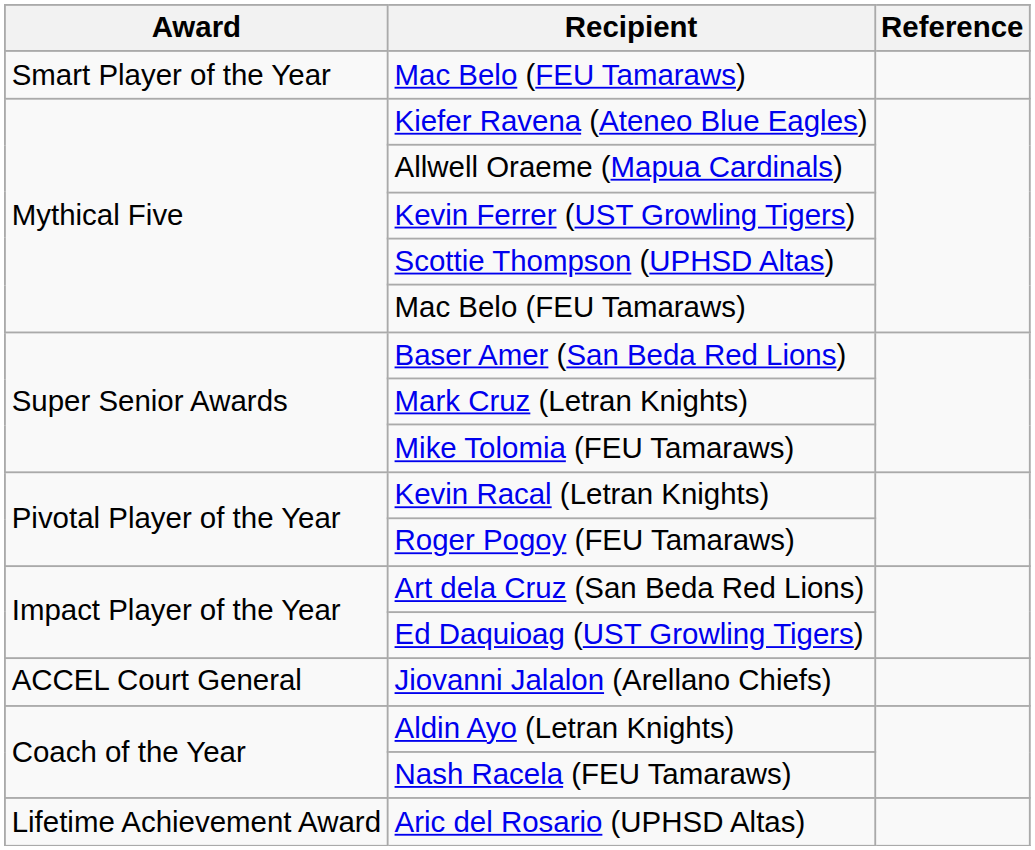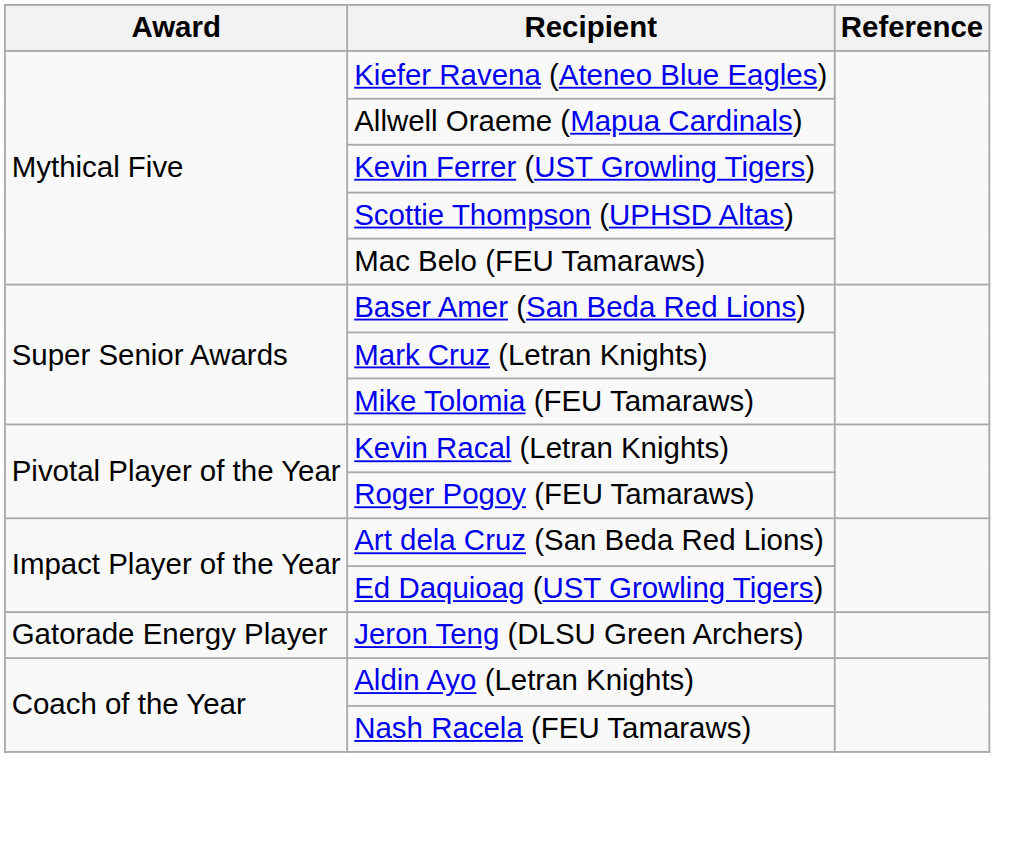- row: (171, 74)
- row: (157, 681)
+ row: (170, 634)
- row: (196, 821)
